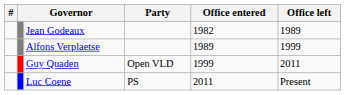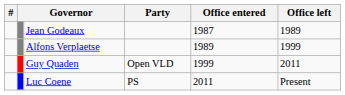(203, 30) 1982 -> (203, 30) 1987
